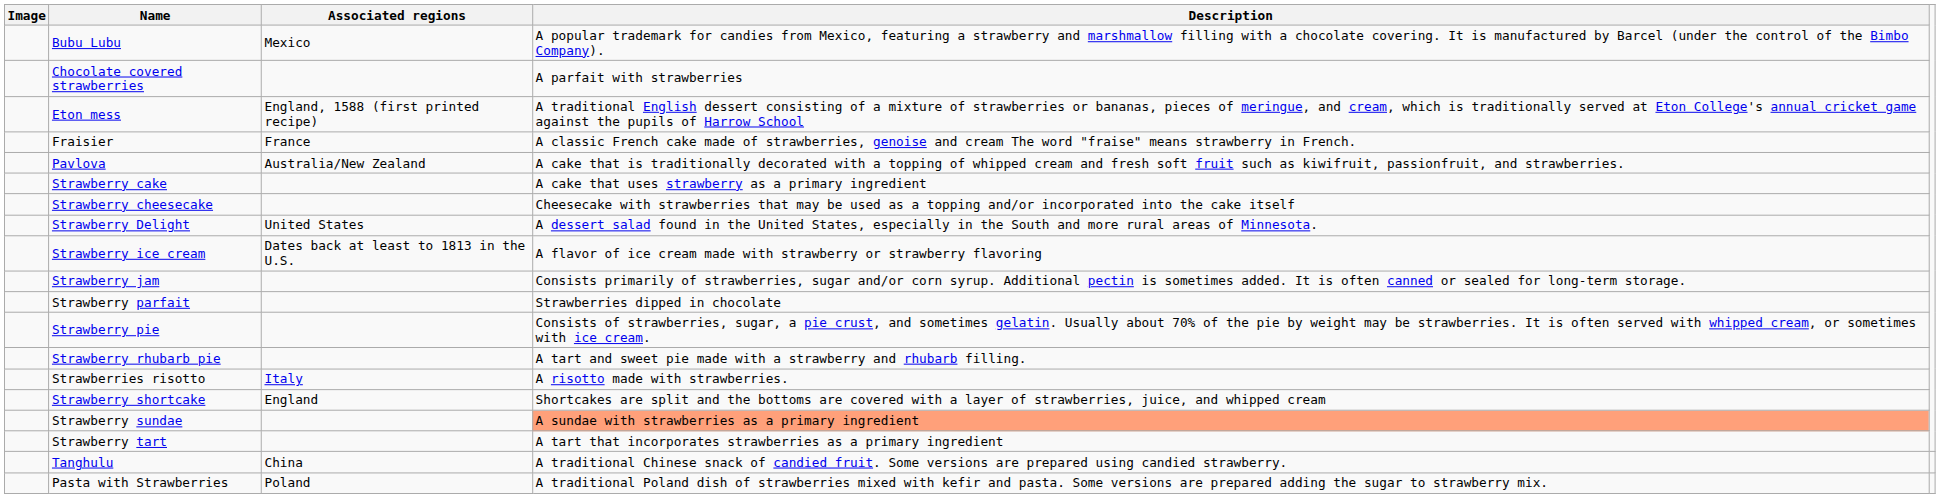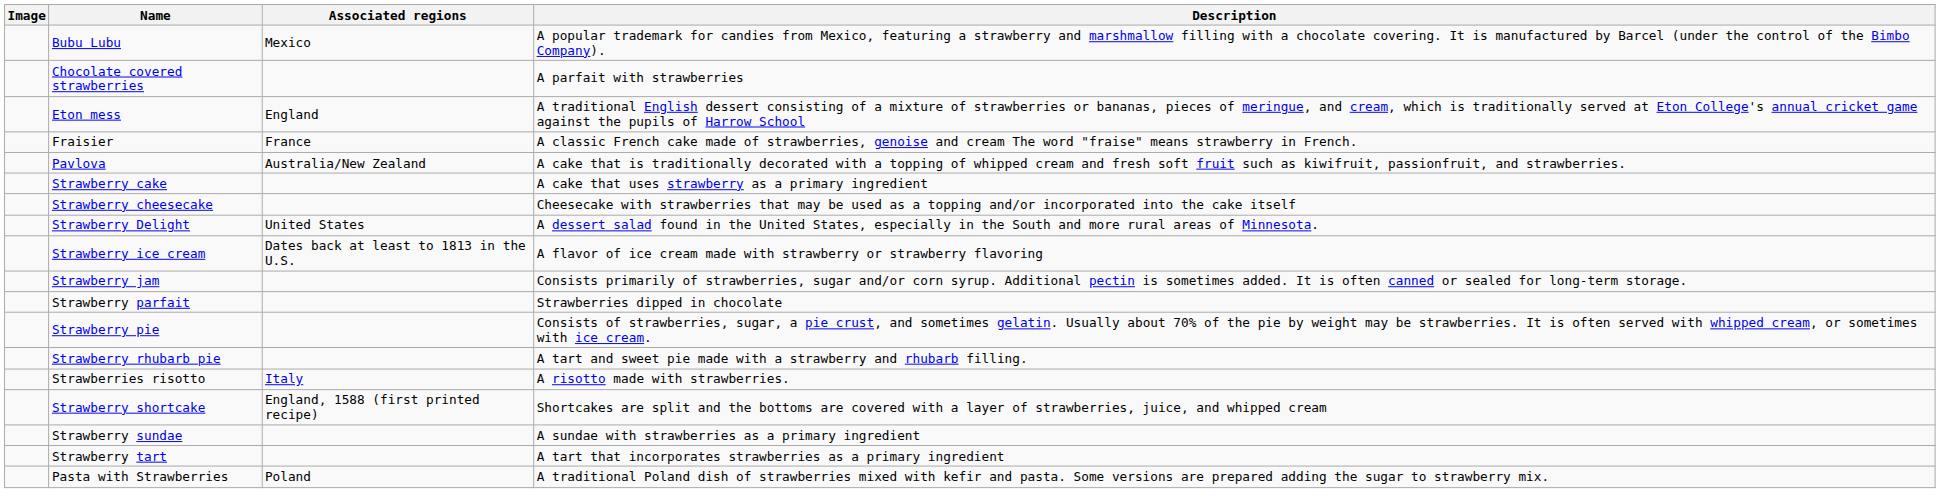(372, 114) England, 1588 (first printed recipe) -> (292, 114) England
(291, 400) England -> (372, 407) England, 1588 (first printed recipe)
(727, 421) lightsalmon background -> (728, 435) no background
- row: (83, 462)
